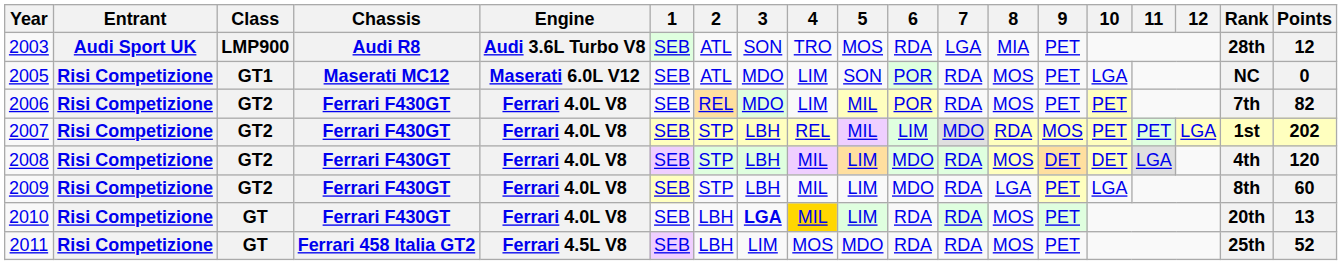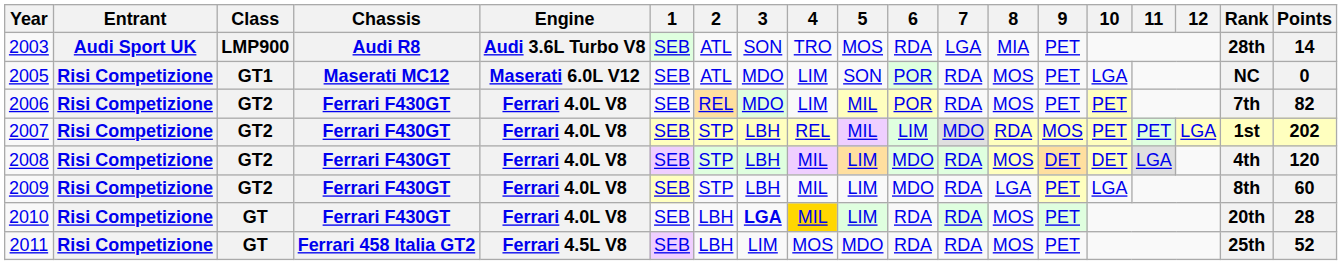(1305, 47) 12 -> (1305, 47) 14
(1305, 216) 13 -> (1305, 216) 28
